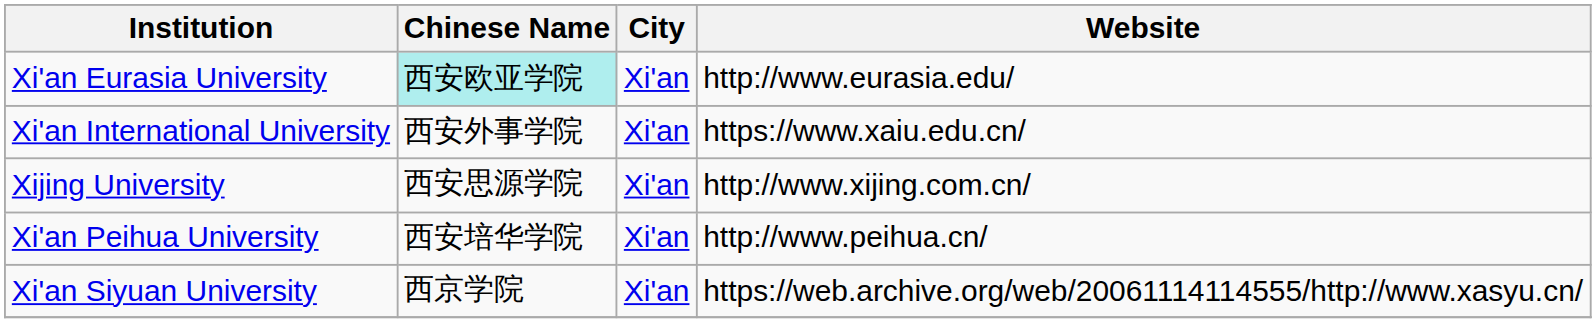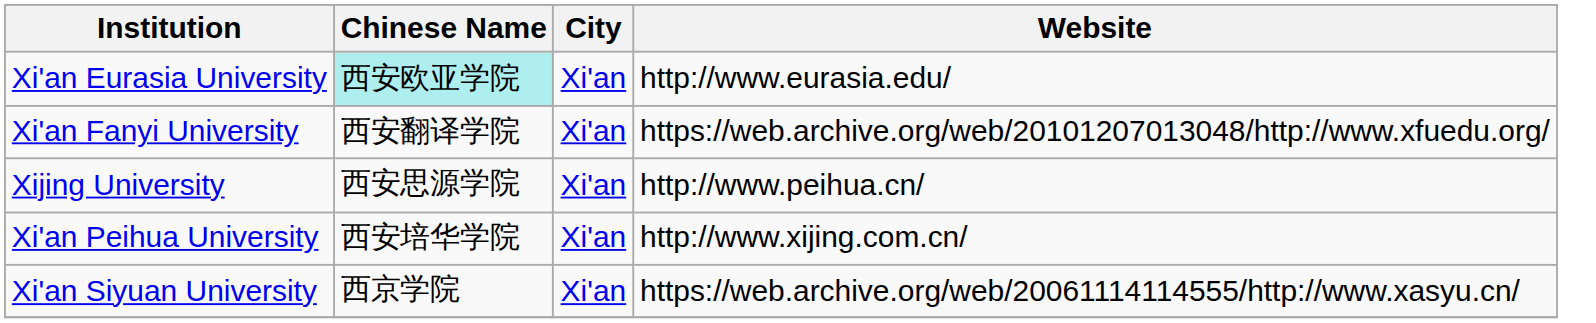+ row: (155, 131)
- row: (201, 131)
(867, 184) http://www.xijing.com.cn/ -> (782, 184) http://www.peihua.cn/
(845, 237) http://www.peihua.cn/ -> (804, 237) http://www.xijing.com.cn/
